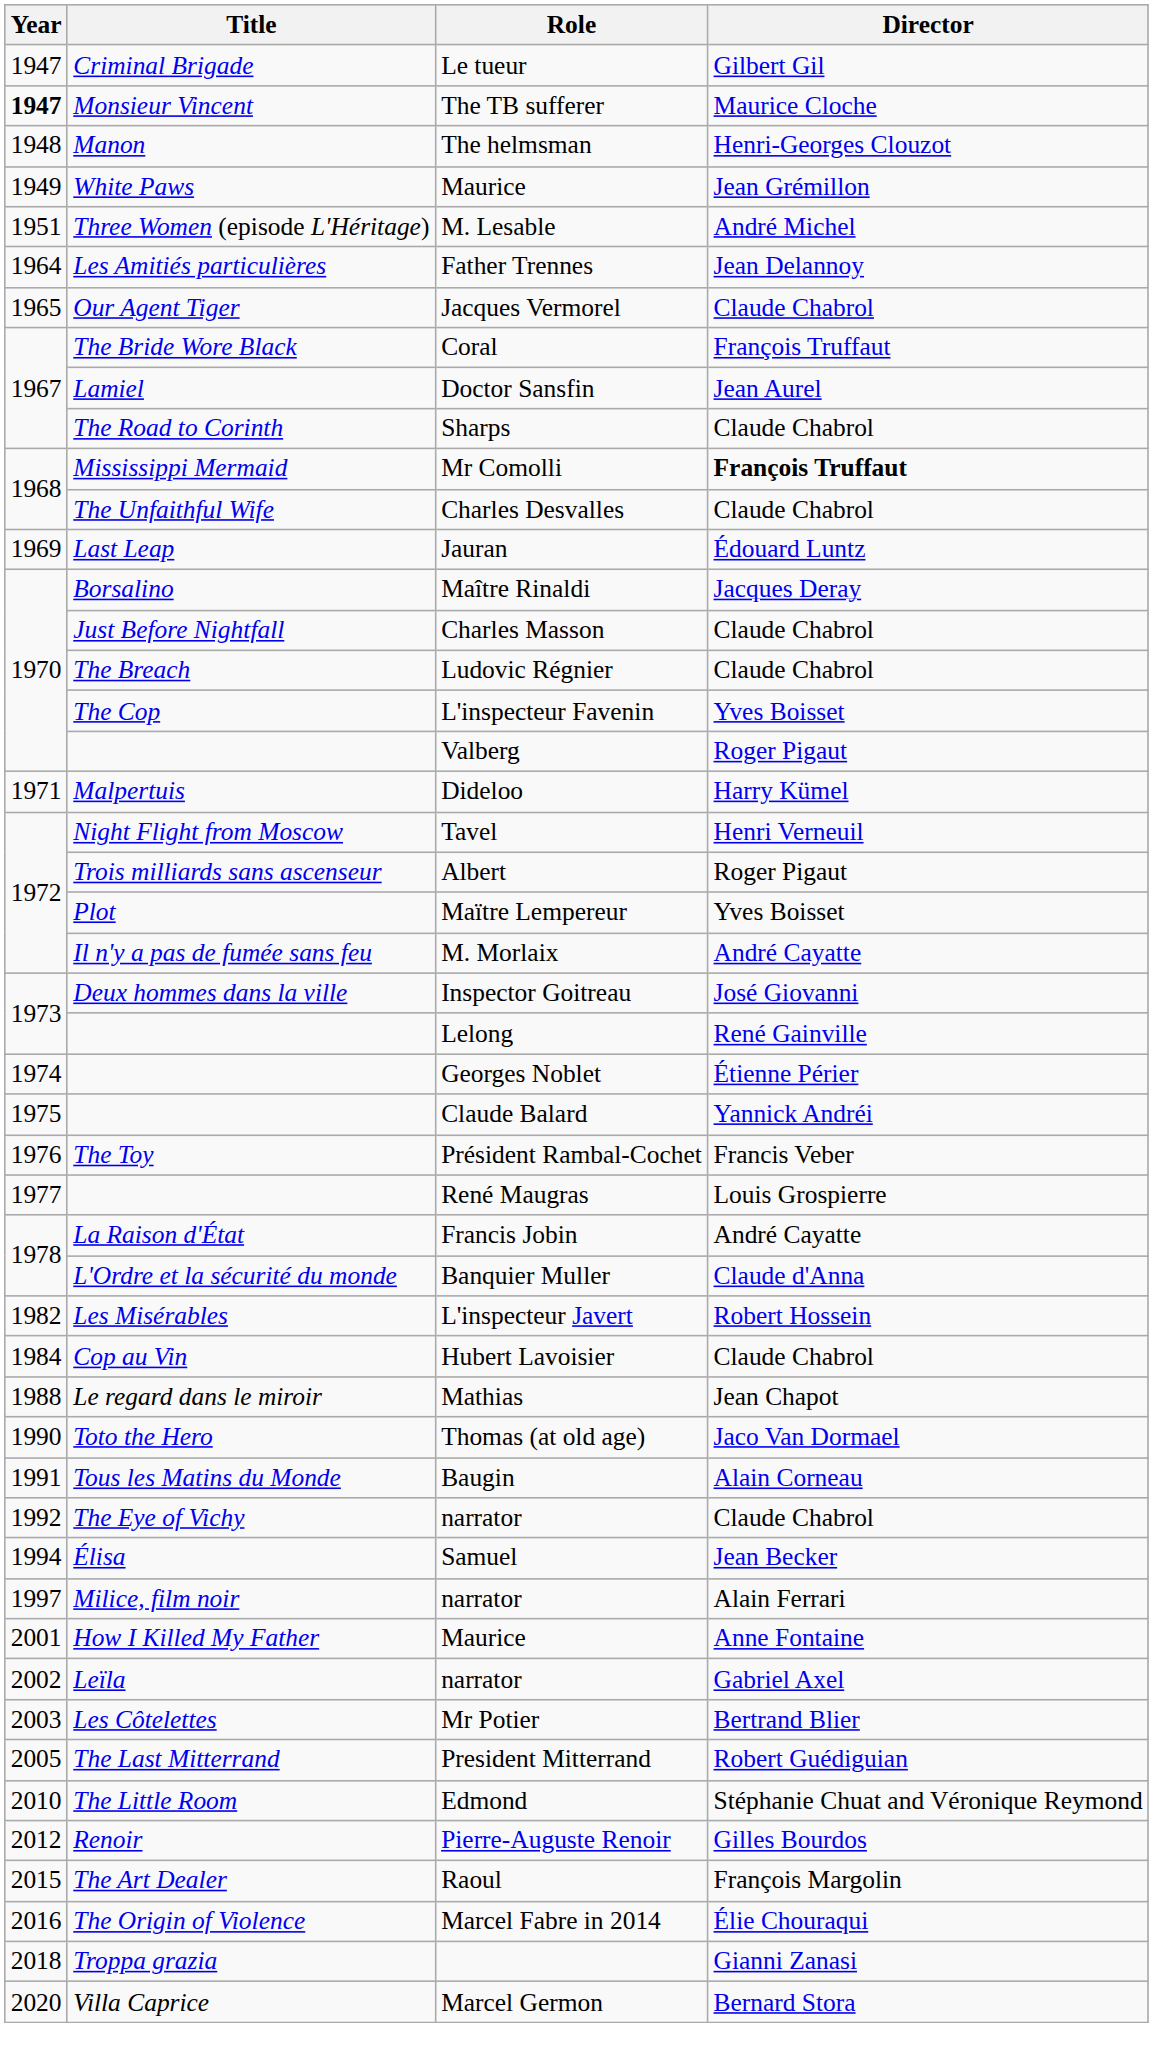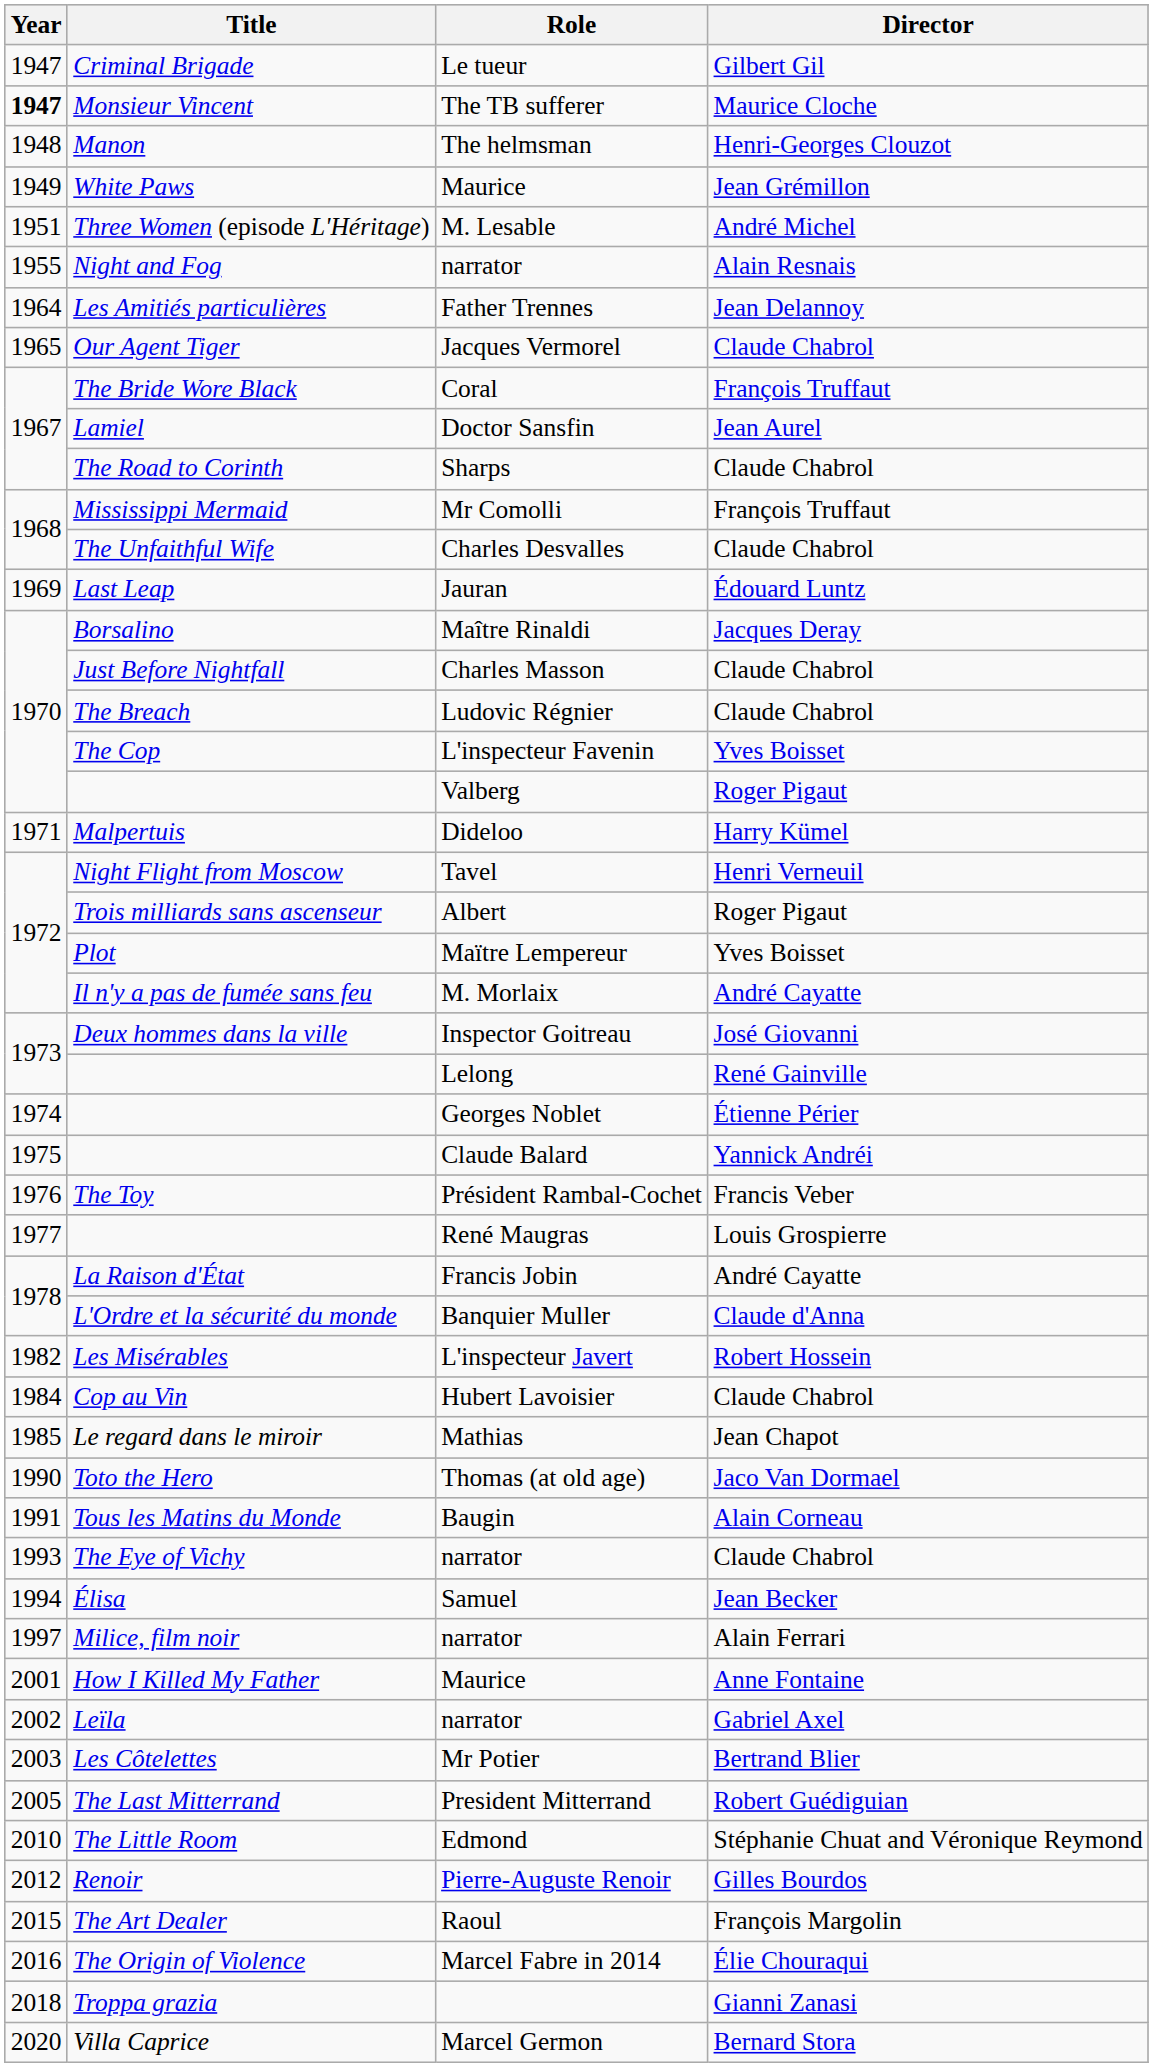+ row: (147, 266)
(810, 468) bold -> (802, 508) normal
(36, 1396) 1988 -> (36, 1436) 1985
(36, 1517) 1992 -> (36, 1557) 1993
